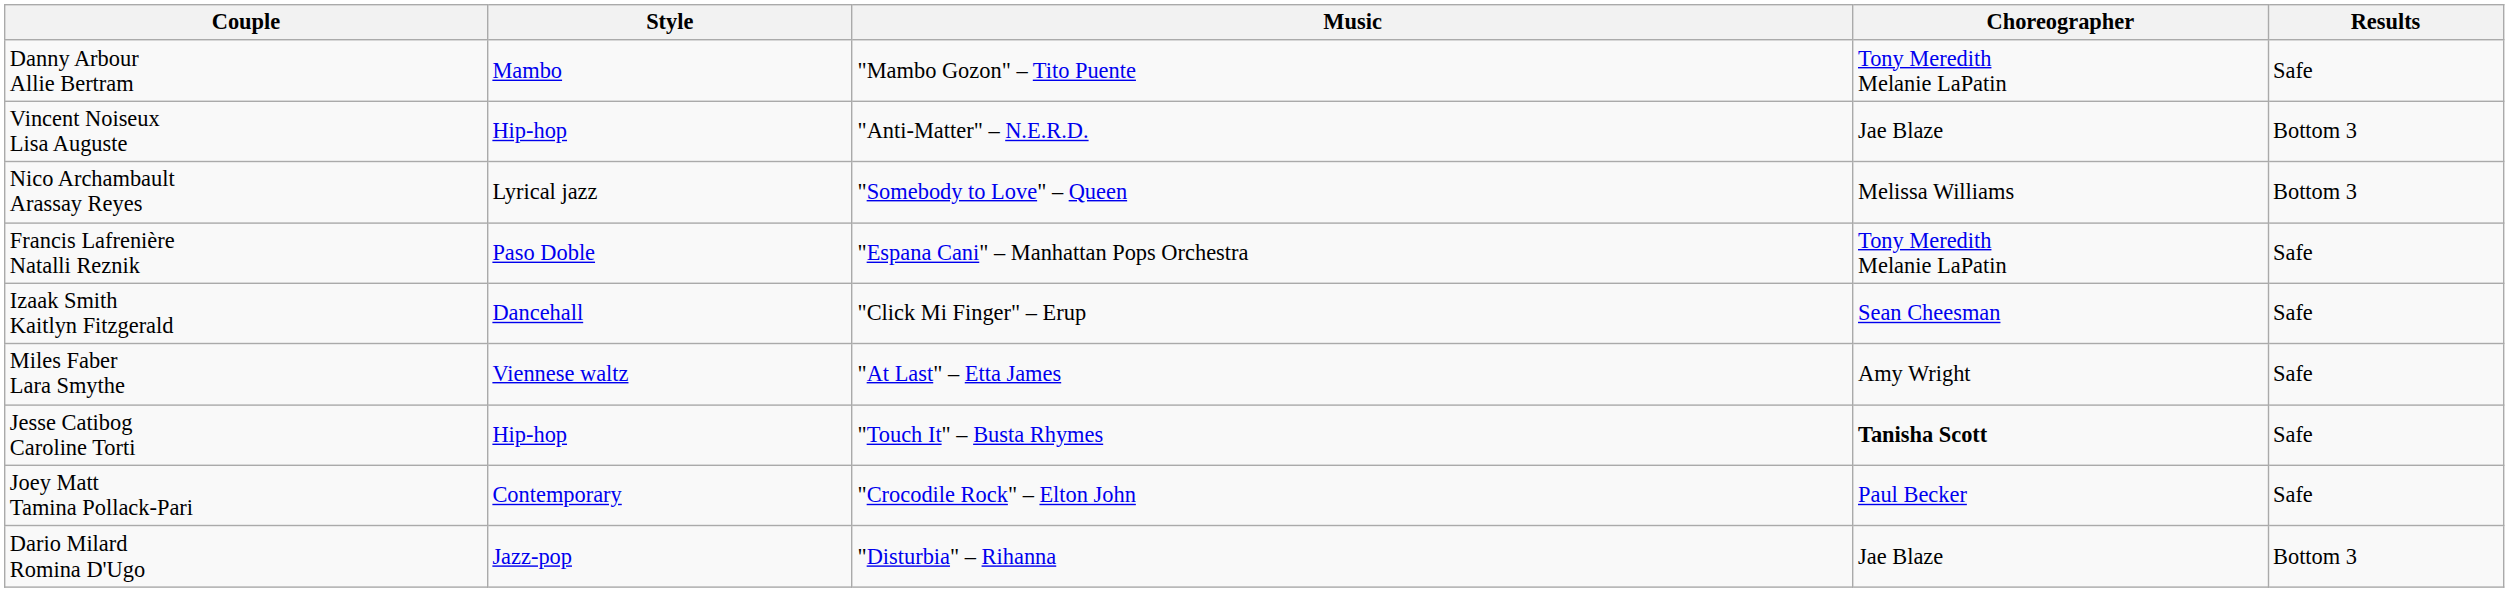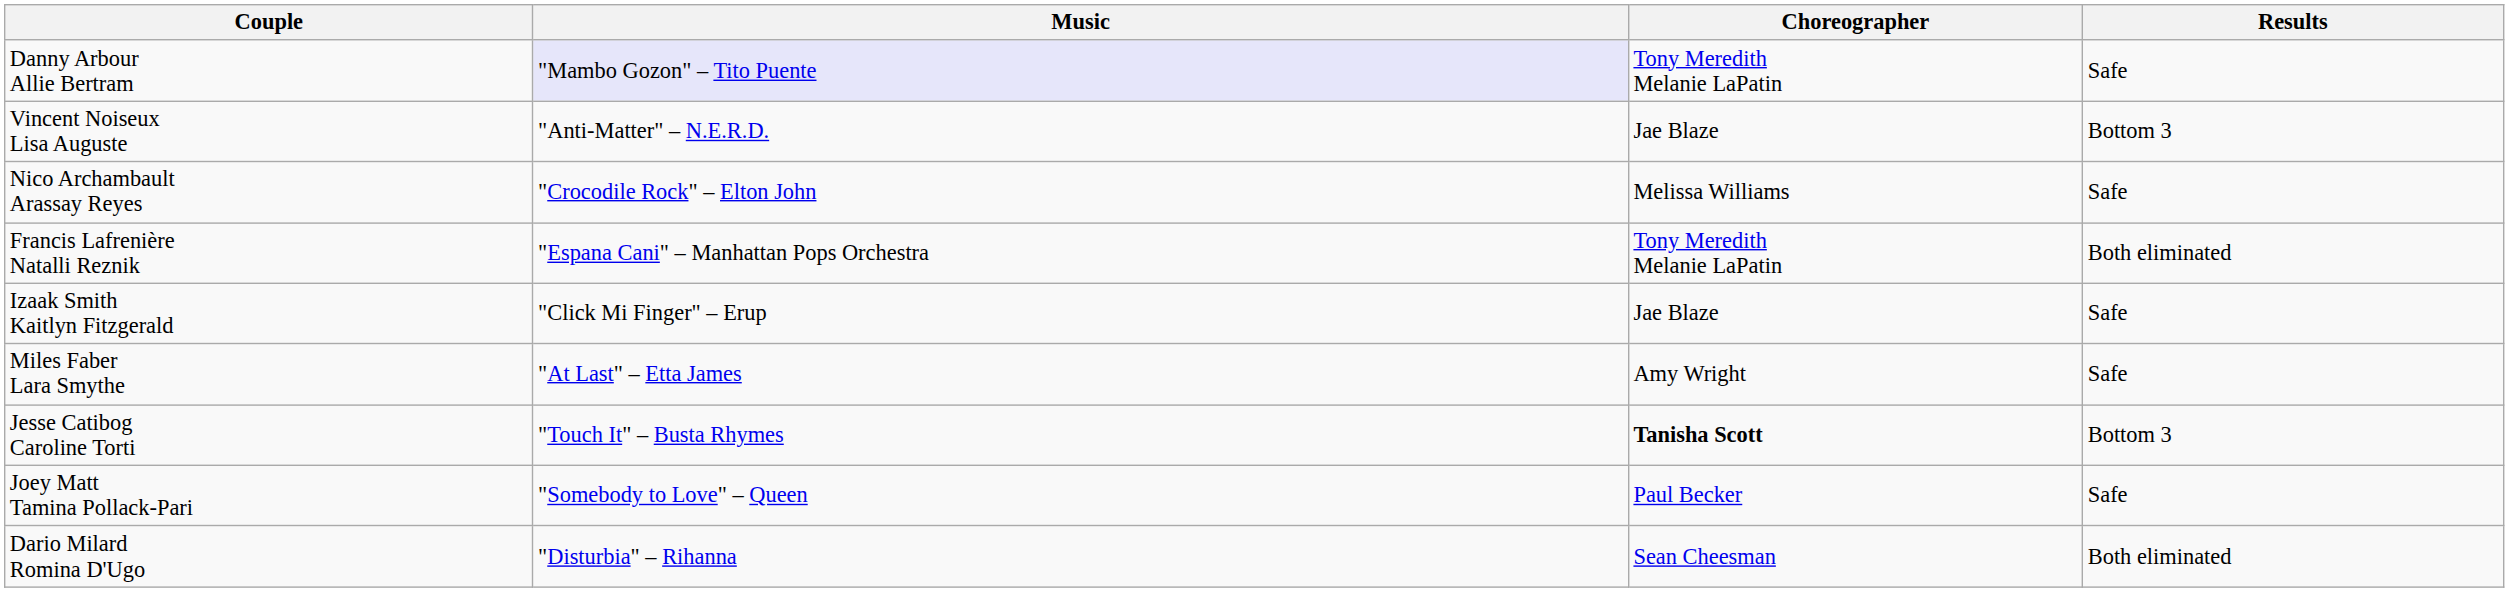- column: (670, 22)
(997, 70) no background -> (677, 70) lavender background
(992, 191) "Somebody to Love" – Queen -> (677, 191) "Crocodile Rock" – Elton John
(2315, 191) Bottom 3 -> (2108, 191) Safe
(2293, 252) Safe -> (2160, 252) Both eliminated
(1929, 313) Sean Cheesman -> (1676, 313) Jae Blaze
(2293, 434) Safe -> (2130, 434) Bottom 3
(997, 495) "Crocodile Rock" – Elton John -> (673, 495) "Somebody to Love" – Queen
(1901, 556) Jae Blaze -> (1705, 556) Sean Cheesman
(2315, 556) Bottom 3 -> (2160, 556) Both eliminated
